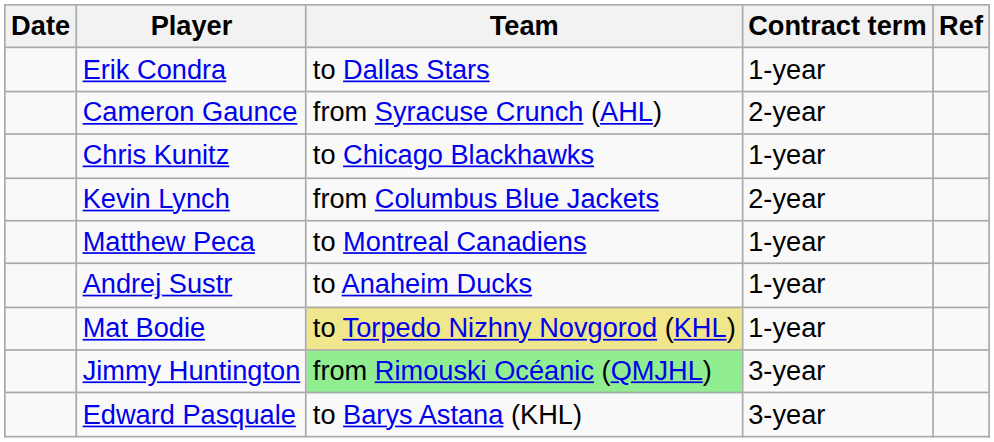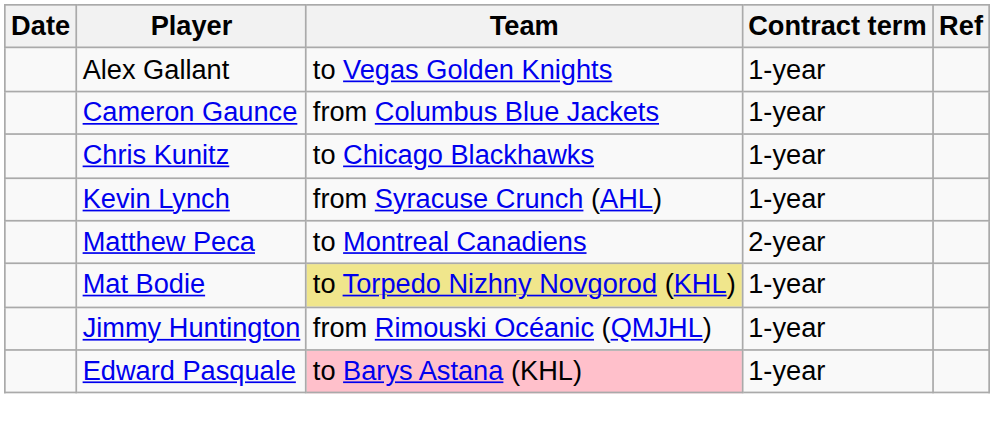- row: (154, 69)
+ row: (156, 69)
(487, 112) from Syracuse Crunch (AHL) -> (486, 112) from Columbus Blue Jackets
(787, 112) 2-year -> (787, 112) 1-year
(486, 198) from Columbus Blue Jackets -> (487, 198) from Syracuse Crunch (AHL)
(787, 198) 2-year -> (787, 198) 1-year
(787, 241) 1-year -> (787, 241) 2-year
- row: (157, 284)
(512, 371) lightgreen background -> (512, 328) no background
(787, 371) 3-year -> (787, 328) 1-year
(447, 414) no background -> (447, 371) pink background
(787, 414) 3-year -> (787, 371) 1-year
